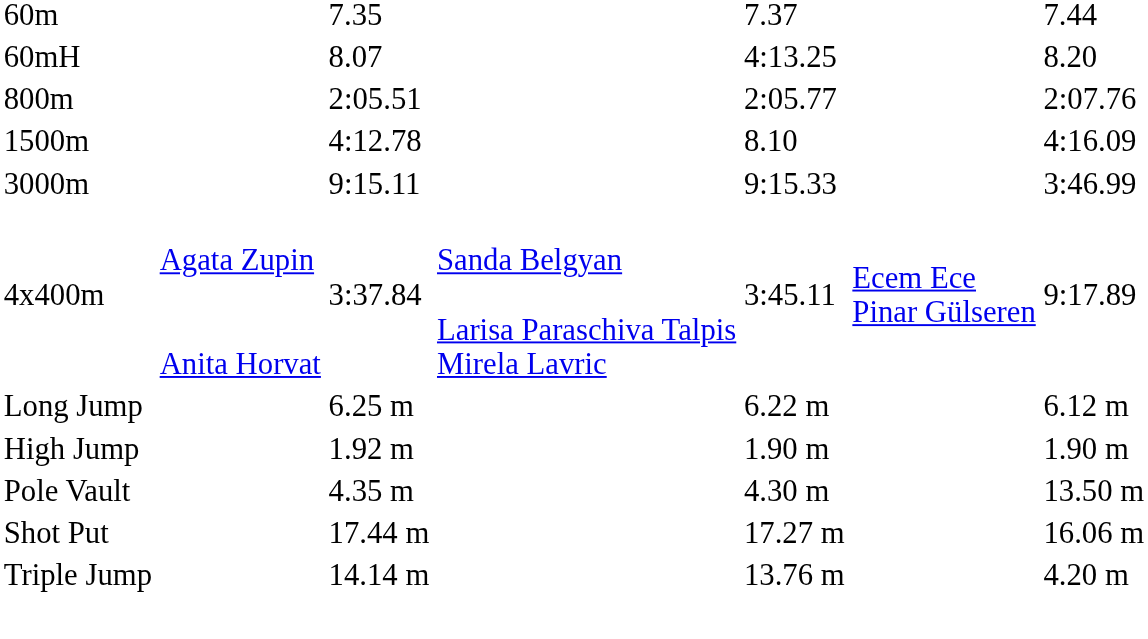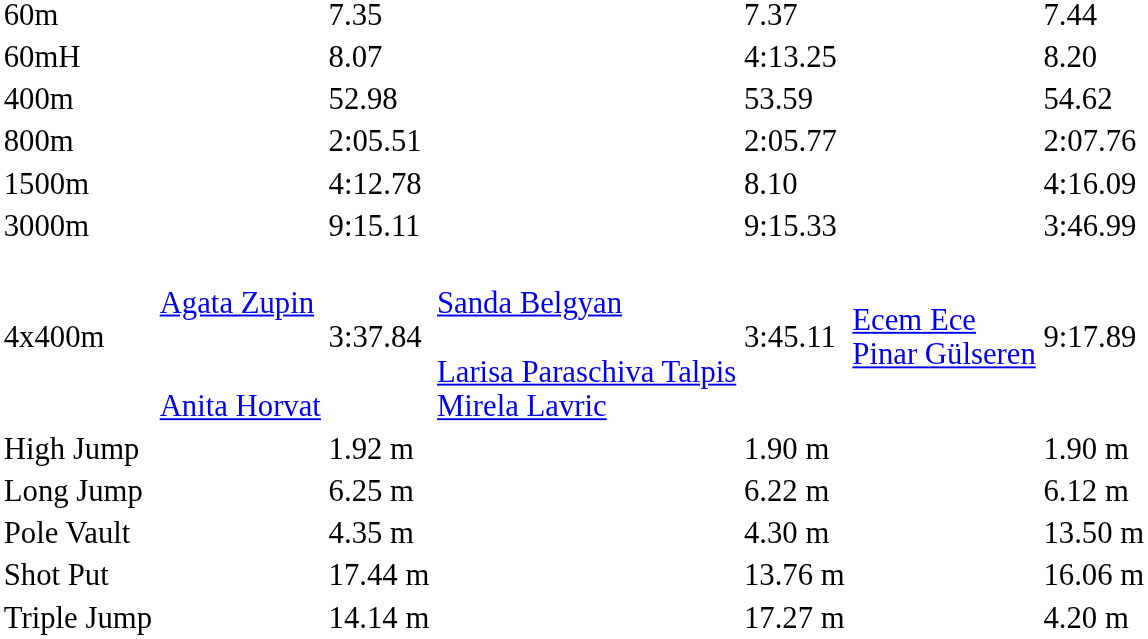+ row: (39, 99)
rows swapped: (72, 448) <-> (73, 406)
(794, 532) 17.27 m -> (794, 575) 13.76 m
(794, 575) 13.76 m -> (794, 617) 17.27 m
